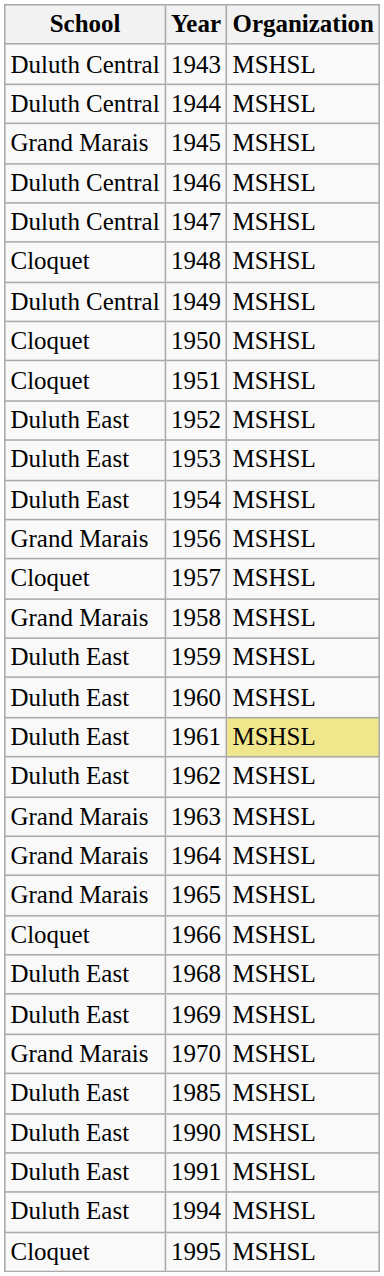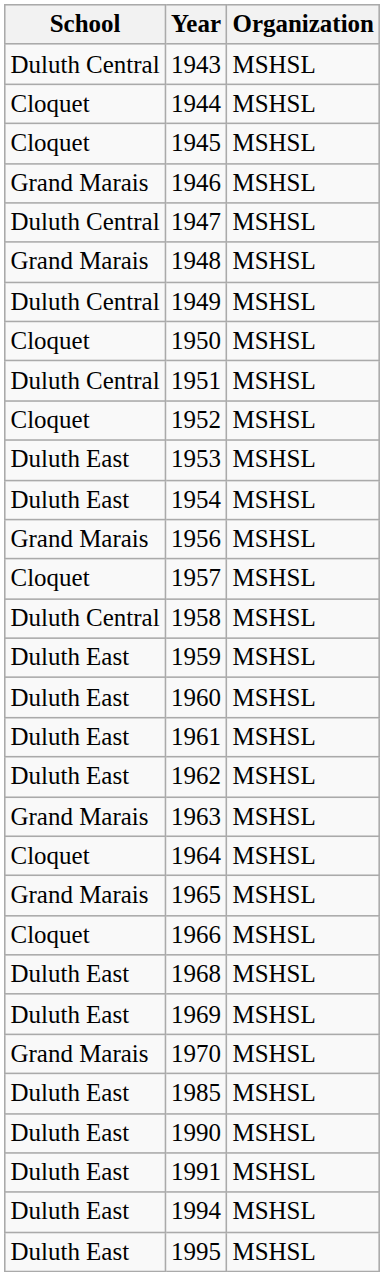(85, 103) Duluth Central -> (50, 103) Cloquet
(80, 143) Grand Marais -> (50, 143) Cloquet
(85, 182) Duluth Central -> (80, 182) Grand Marais
(50, 261) Cloquet -> (80, 261) Grand Marais
(50, 380) Cloquet -> (85, 380) Duluth Central
(70, 420) Duluth East -> (50, 420) Cloquet
(80, 618) Grand Marais -> (85, 618) Duluth Central
(274, 736) khaki background -> (274, 736) no background
(80, 855) Grand Marais -> (50, 855) Cloquet
(50, 1251) Cloquet -> (70, 1251) Duluth East
